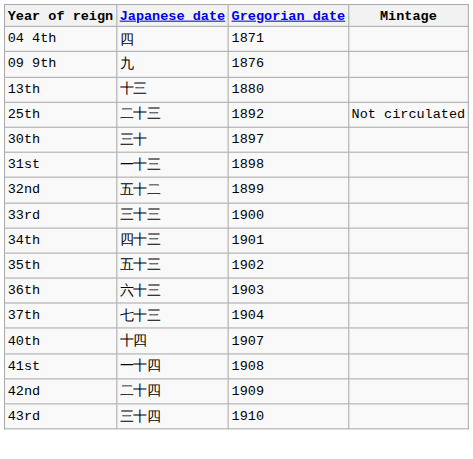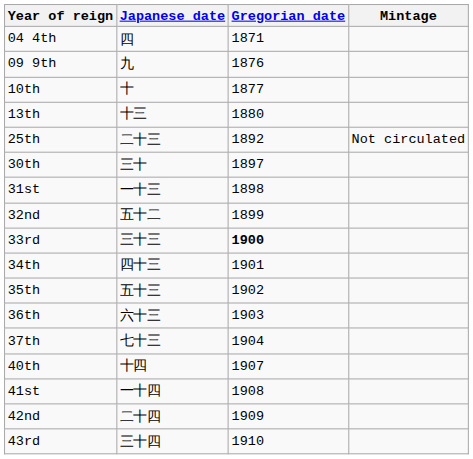+ row: (24, 89)
(248, 215) normal -> (248, 240) bold
